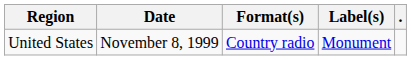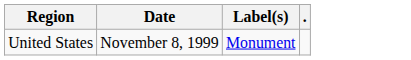- column: (270, 17)
